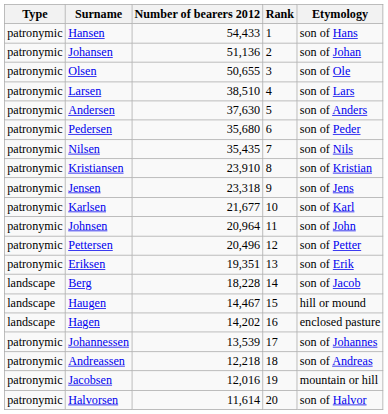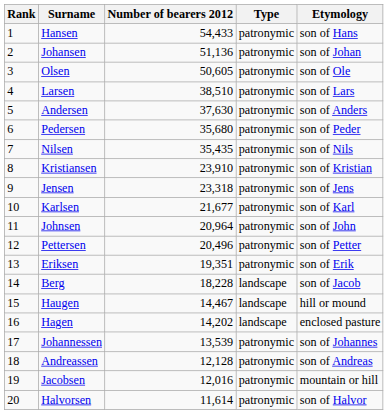columns swapped: (280, 14) <-> (35, 14)
(243, 71) 50,655 -> (216, 71) 50,605
(243, 361) 12,218 -> (216, 361) 12,128
